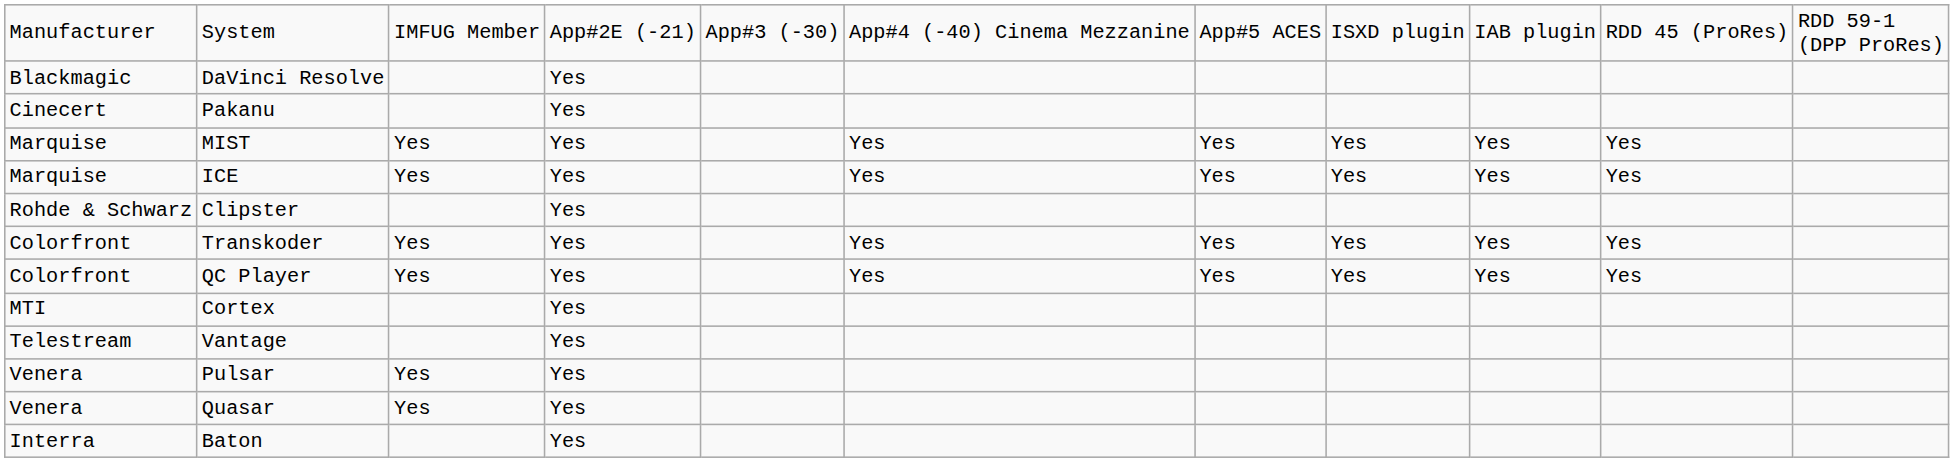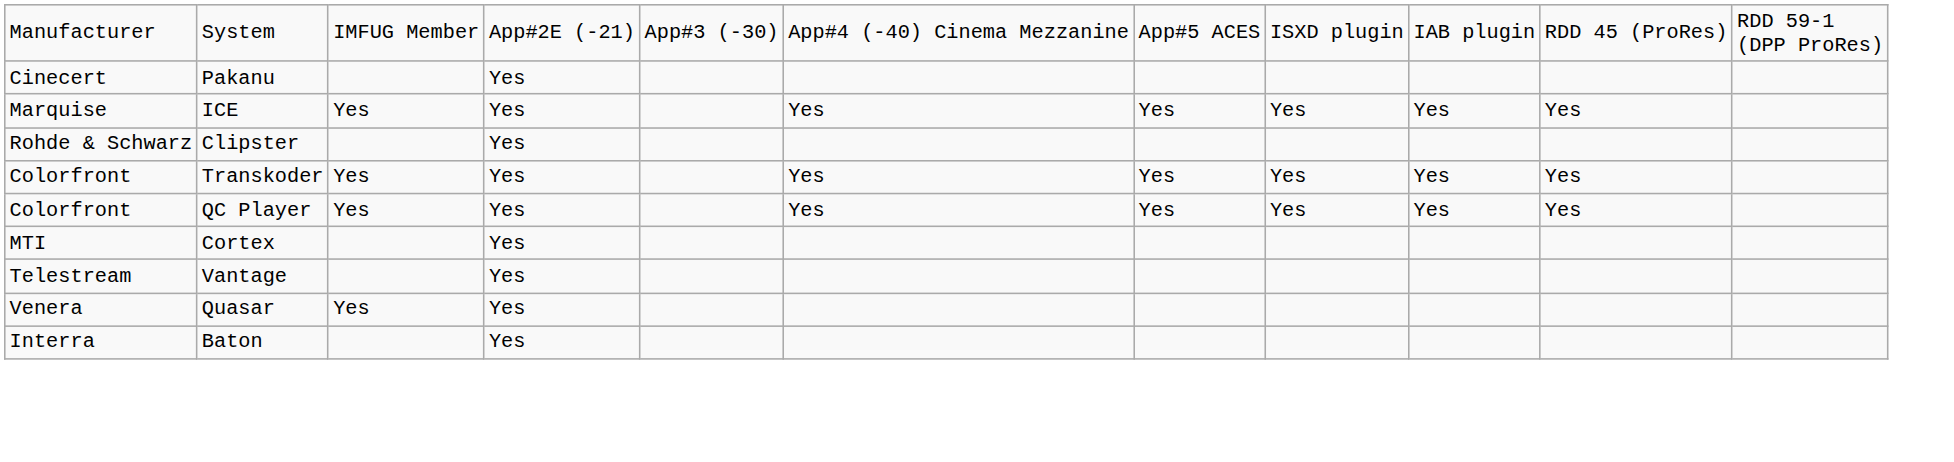- row: (293, 78)
- row: (226, 144)
- row: (238, 375)
